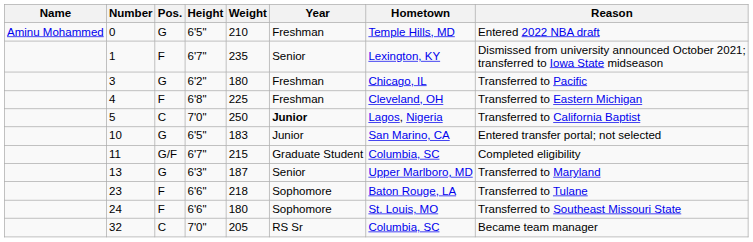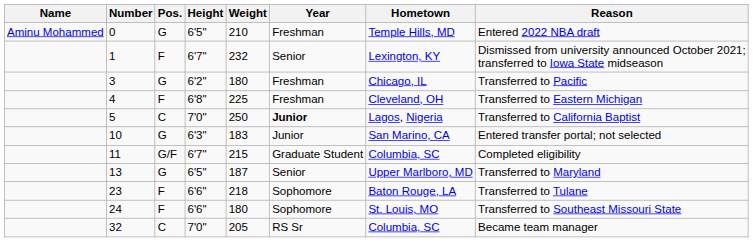(238, 56) 235 -> (238, 56) 232
(197, 136) 6'5" -> (197, 136) 6'3"
(197, 172) 6'3" -> (197, 172) 6'5"
